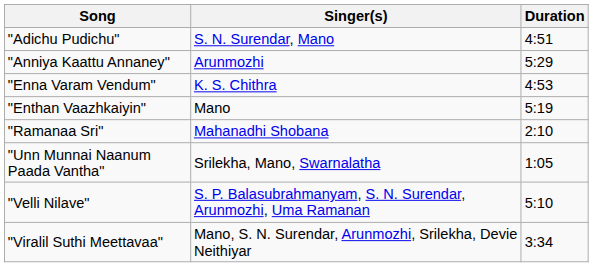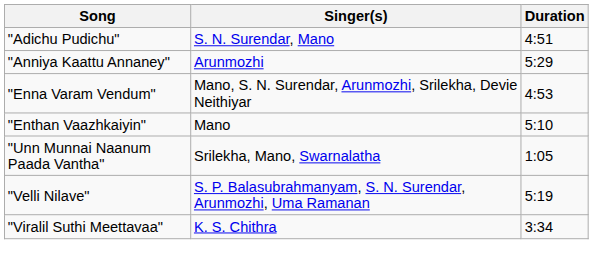(235, 86) K. S. Chithra -> (356, 94) Mano, S. N. Surendar, Arunmozhi, Srilekha, Devie Neithiyar
(539, 109) 5:19 -> (539, 125) 5:10
- row: (56, 132)
(539, 202) 5:10 -> (539, 196) 5:19
(356, 242) Mano, S. N. Surendar, Arunmozhi, Srilekha, Devie Neithiyar -> (235, 227) K. S. Chithra
